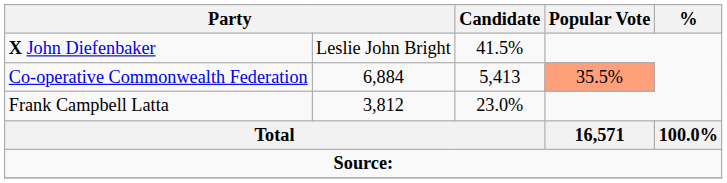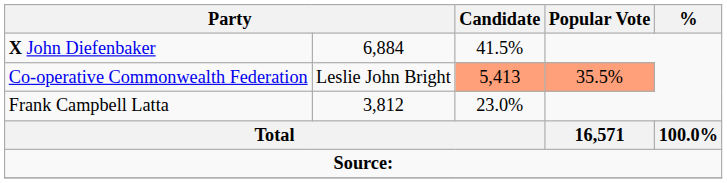(383, 47) Leslie John Bright -> (383, 47) 6,884
(383, 76) 6,884 -> (383, 76) Leslie John Bright
(500, 76) no background -> (500, 76) lightsalmon background
